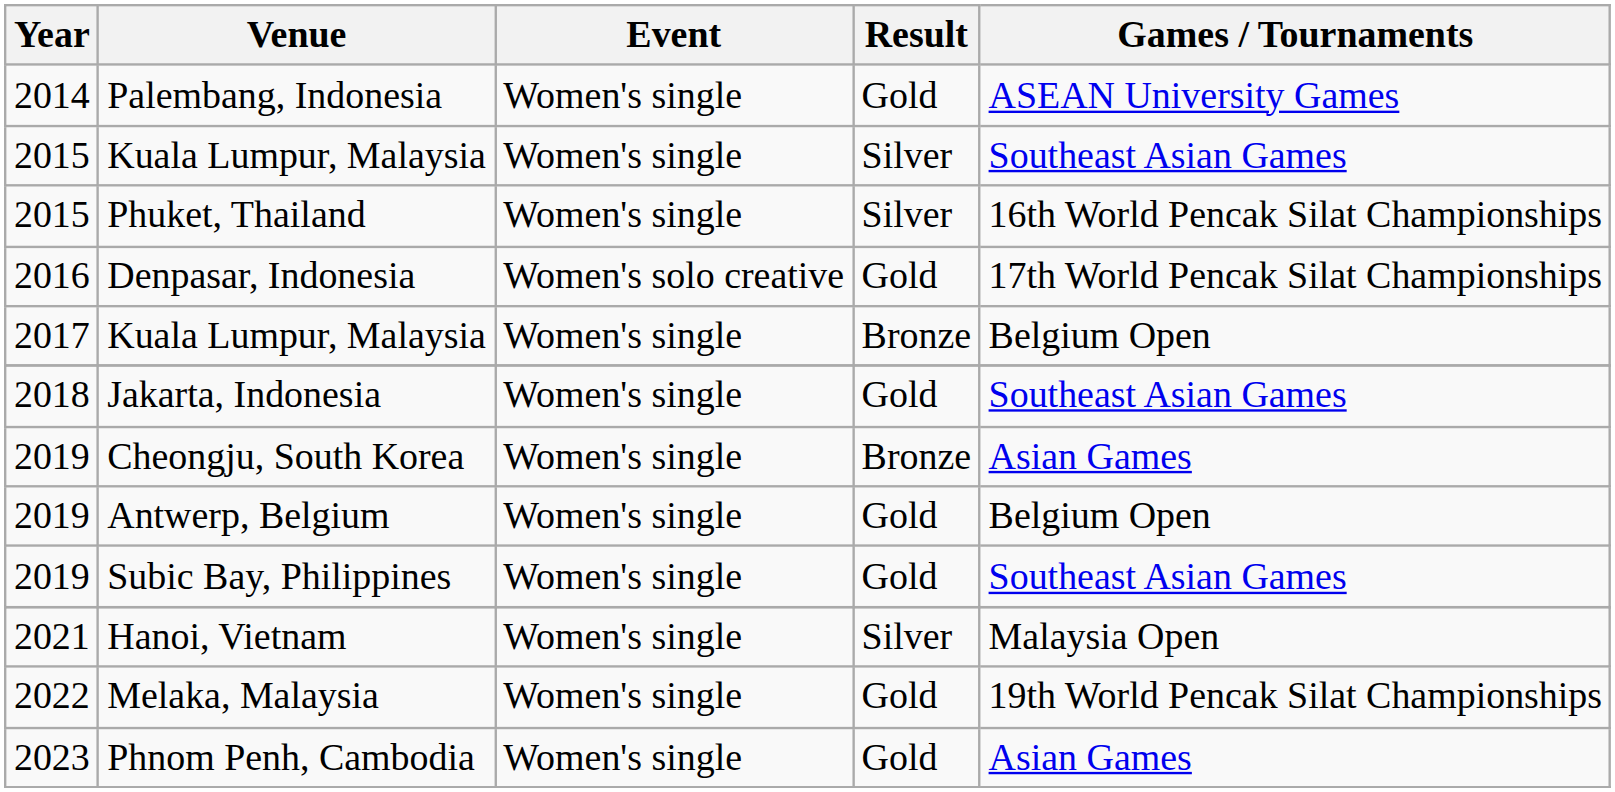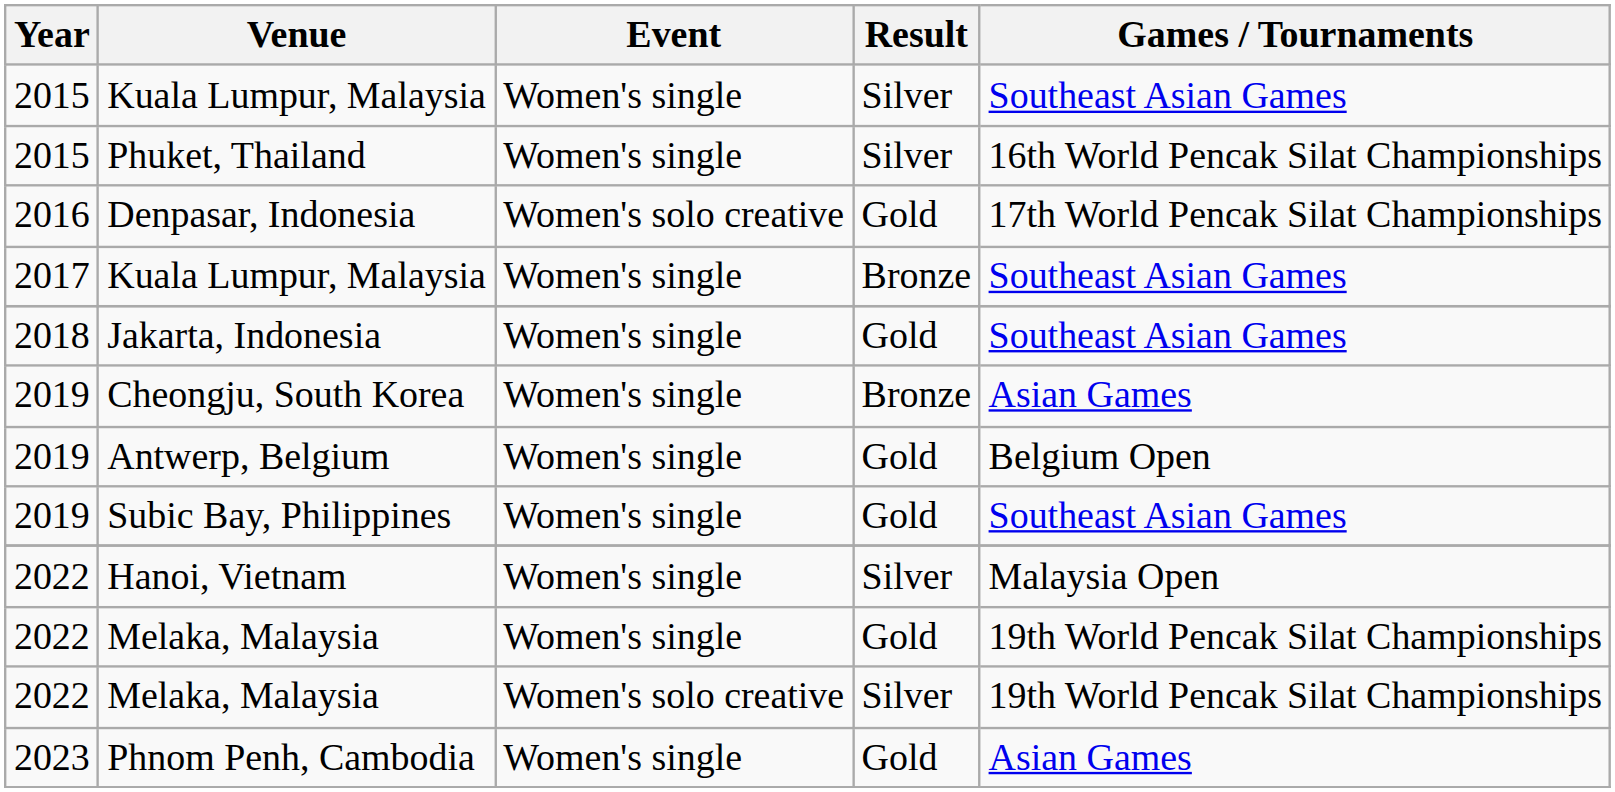- row: (275, 94)
(1100, 335) Belgium Open -> (1168, 275) Southeast Asian Games
(52, 635) 2021 -> (52, 575) 2022
+ row: (243, 696)
